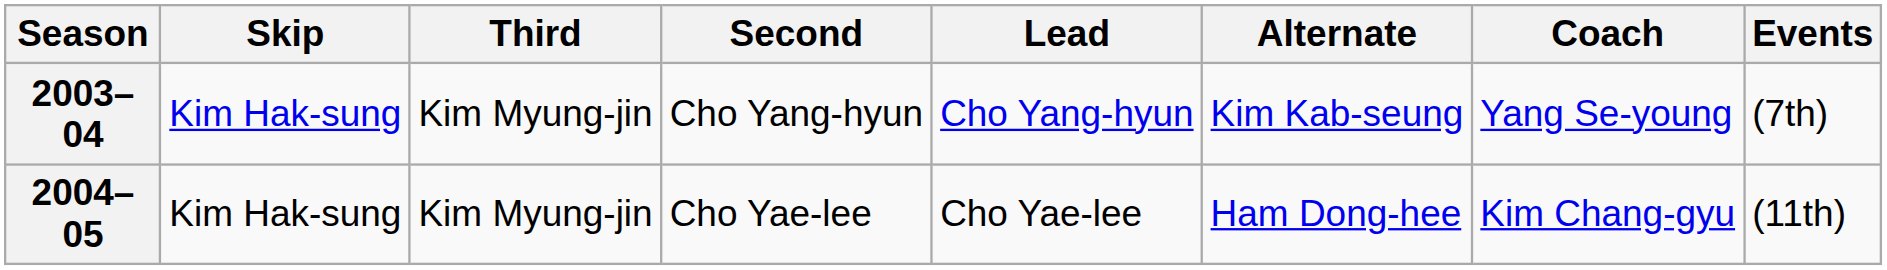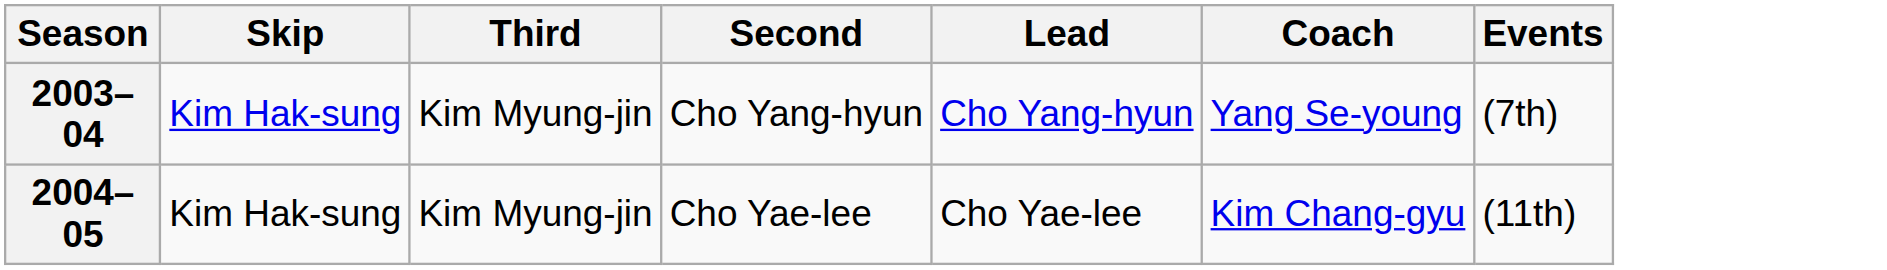- column: (1337, 33)
